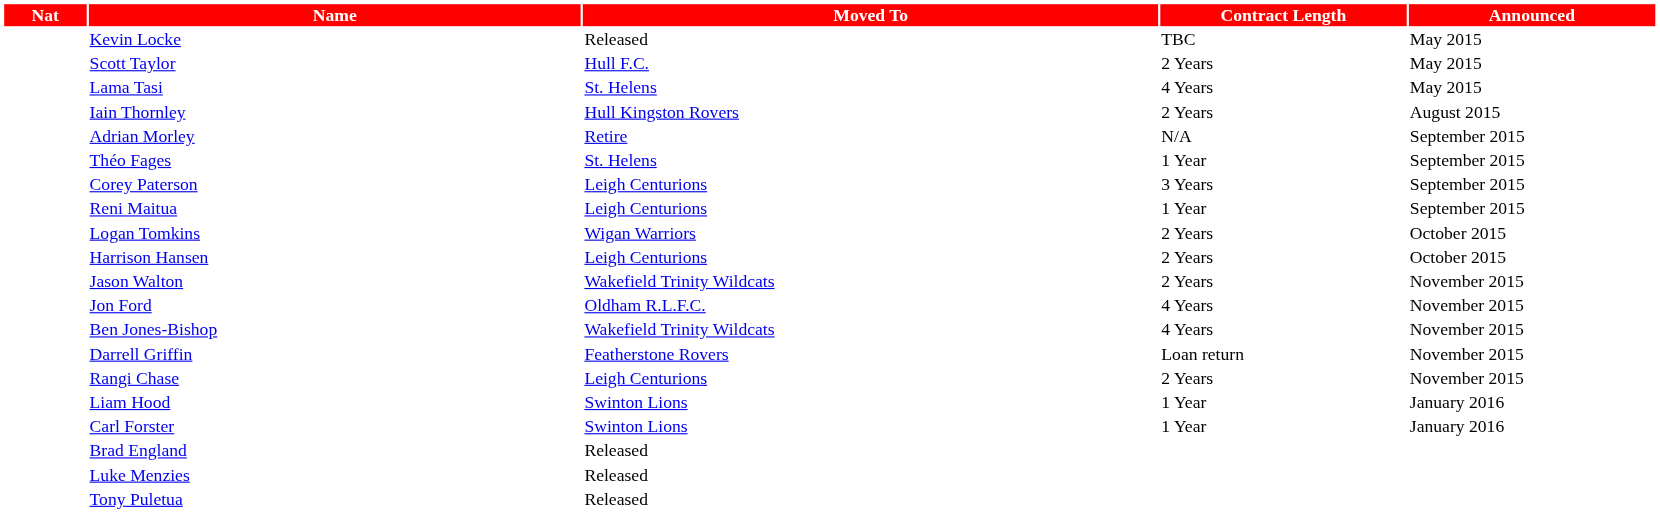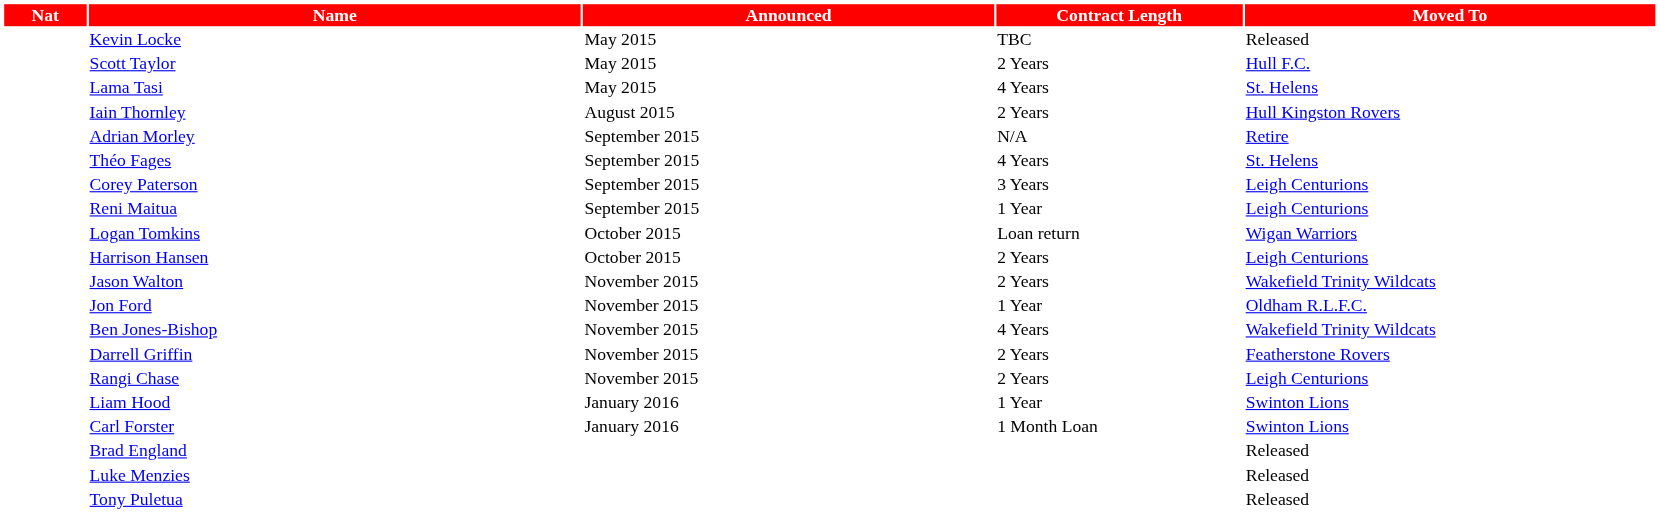columns swapped: (871, 15) <-> (1532, 15)
(1184, 160) 1 Year -> (1023, 160) 4 Years
(1187, 232) 2 Years -> (1038, 232) Loan return
(1187, 305) 4 Years -> (1020, 305) 1 Year
(1203, 353) Loan return -> (1023, 353) 2 Years
(1184, 426) 1 Year -> (1047, 426) 1 Month Loan
